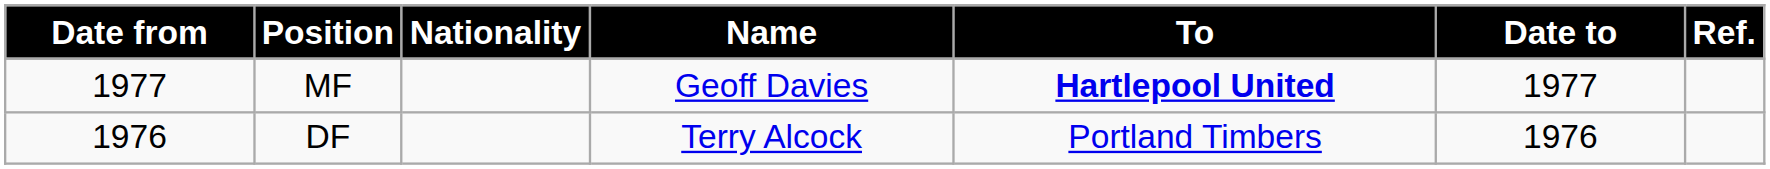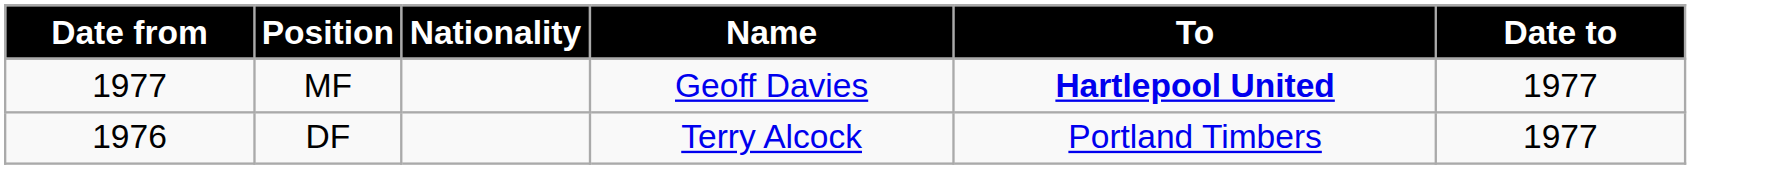- column: (1724, 32)
(1560, 138) 1976 -> (1560, 138) 1977
